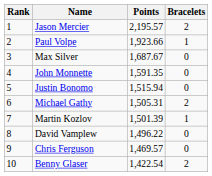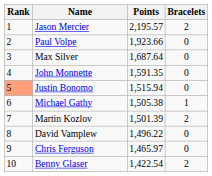(186, 42) 1 -> (186, 42) 0
(146, 57) 1,687.67 -> (146, 57) 1,687.64
(9, 88) no background -> (9, 88) lightsalmon background
(146, 103) 1,505.31 -> (146, 103) 1,505.38
(186, 103) 2 -> (186, 103) 1
(186, 118) 1 -> (186, 118) 2
(146, 149) 1,469.57 -> (146, 149) 1,465.97
